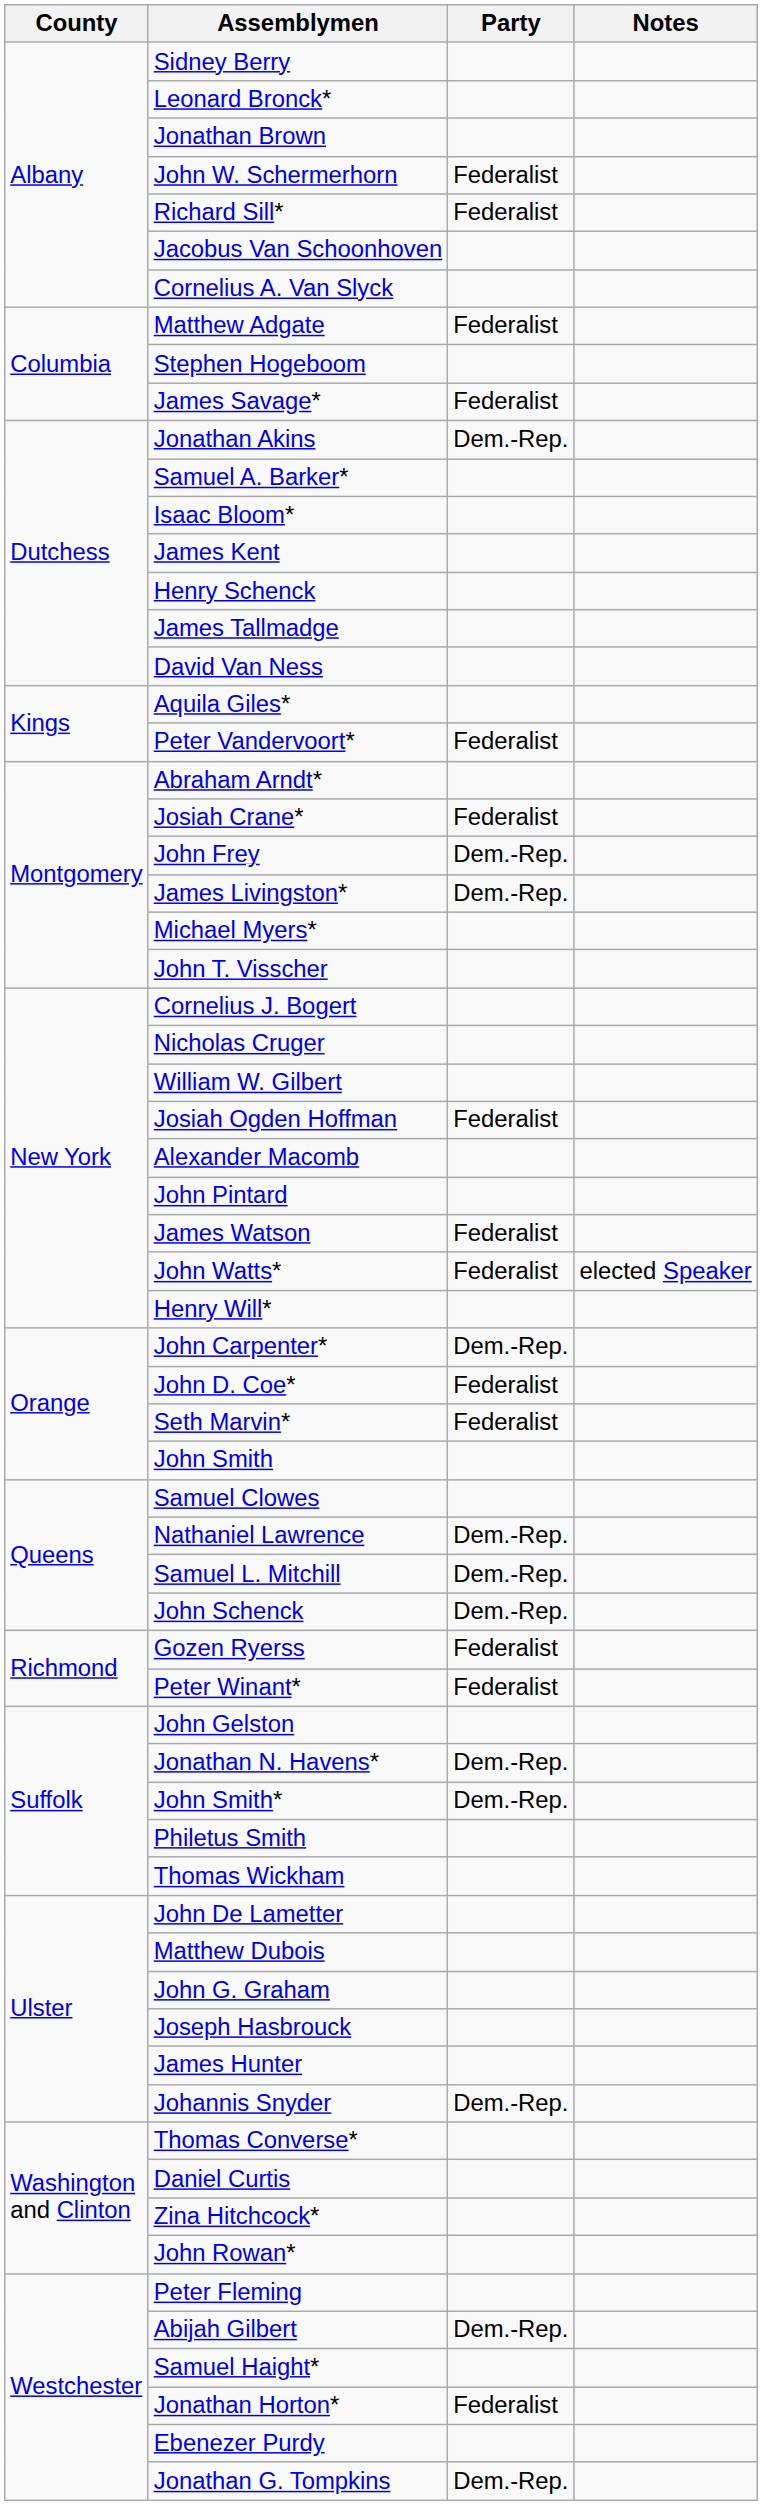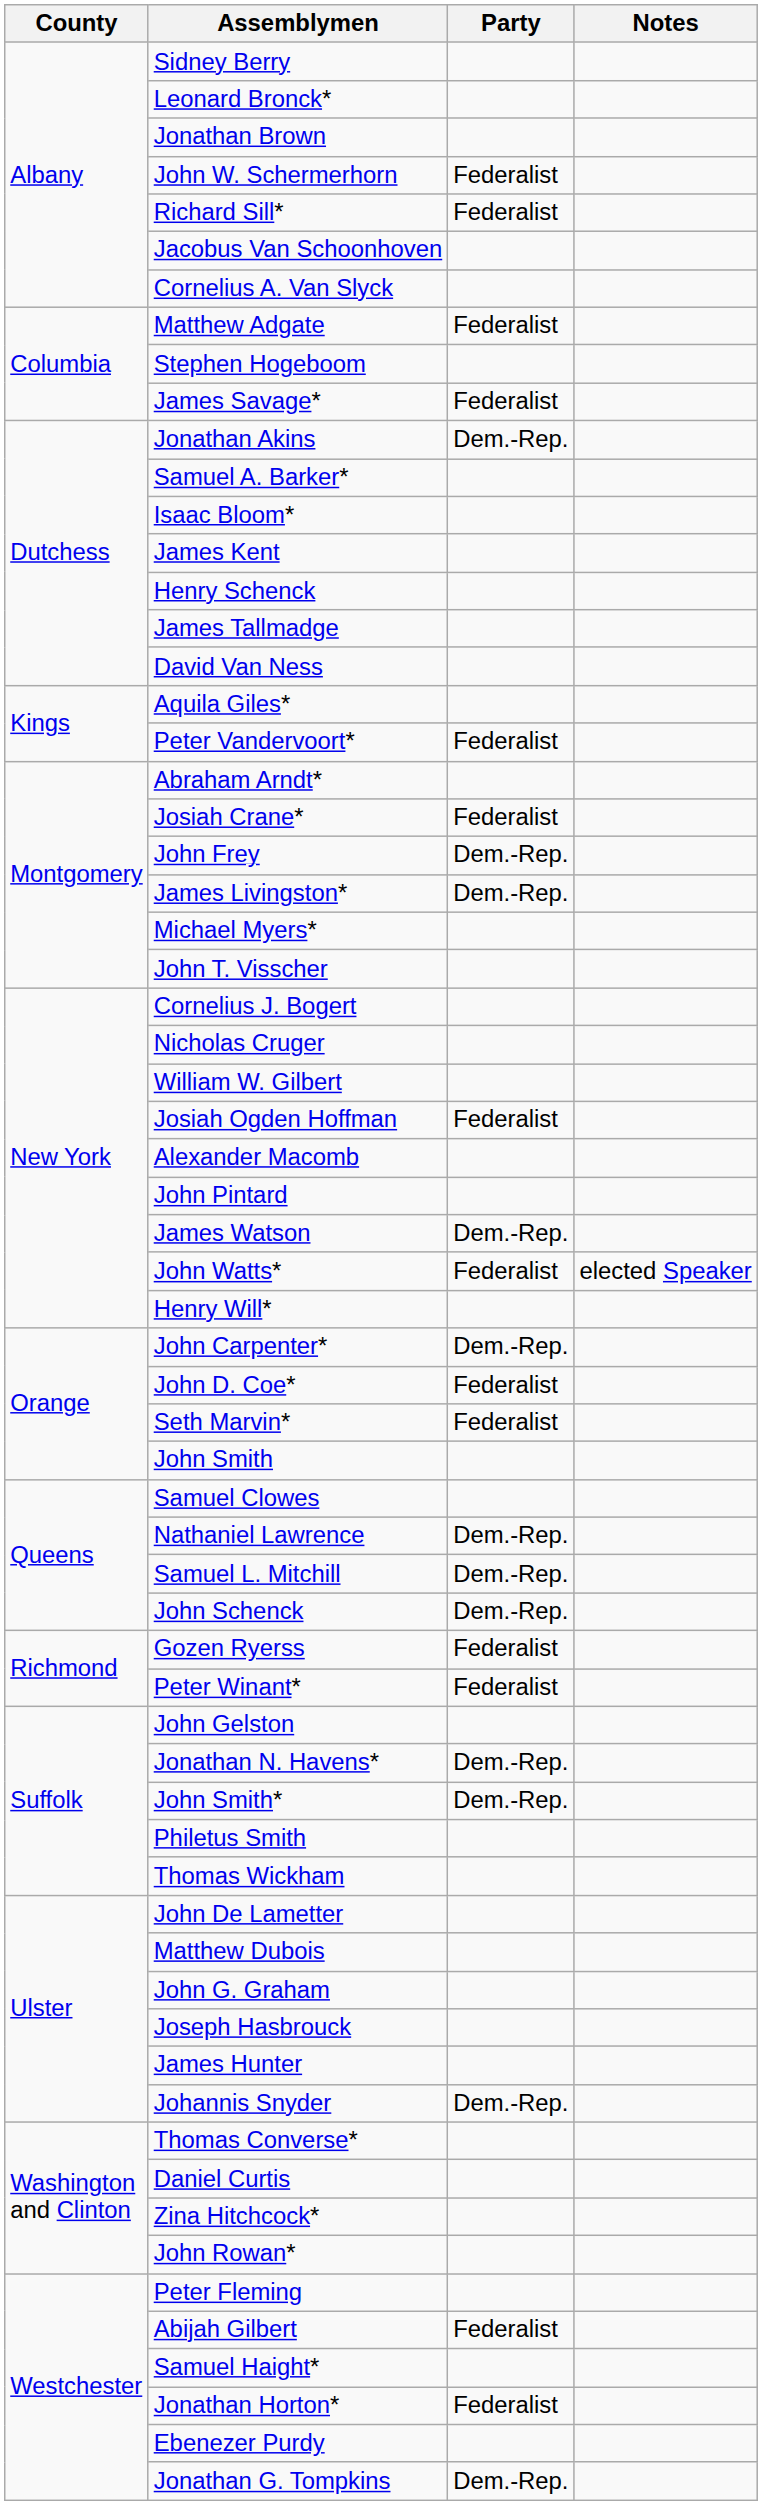(506, 1233) Federalist -> (511, 1233) Dem.-Rep.
(511, 2329) Dem.-Rep. -> (506, 2329) Federalist
